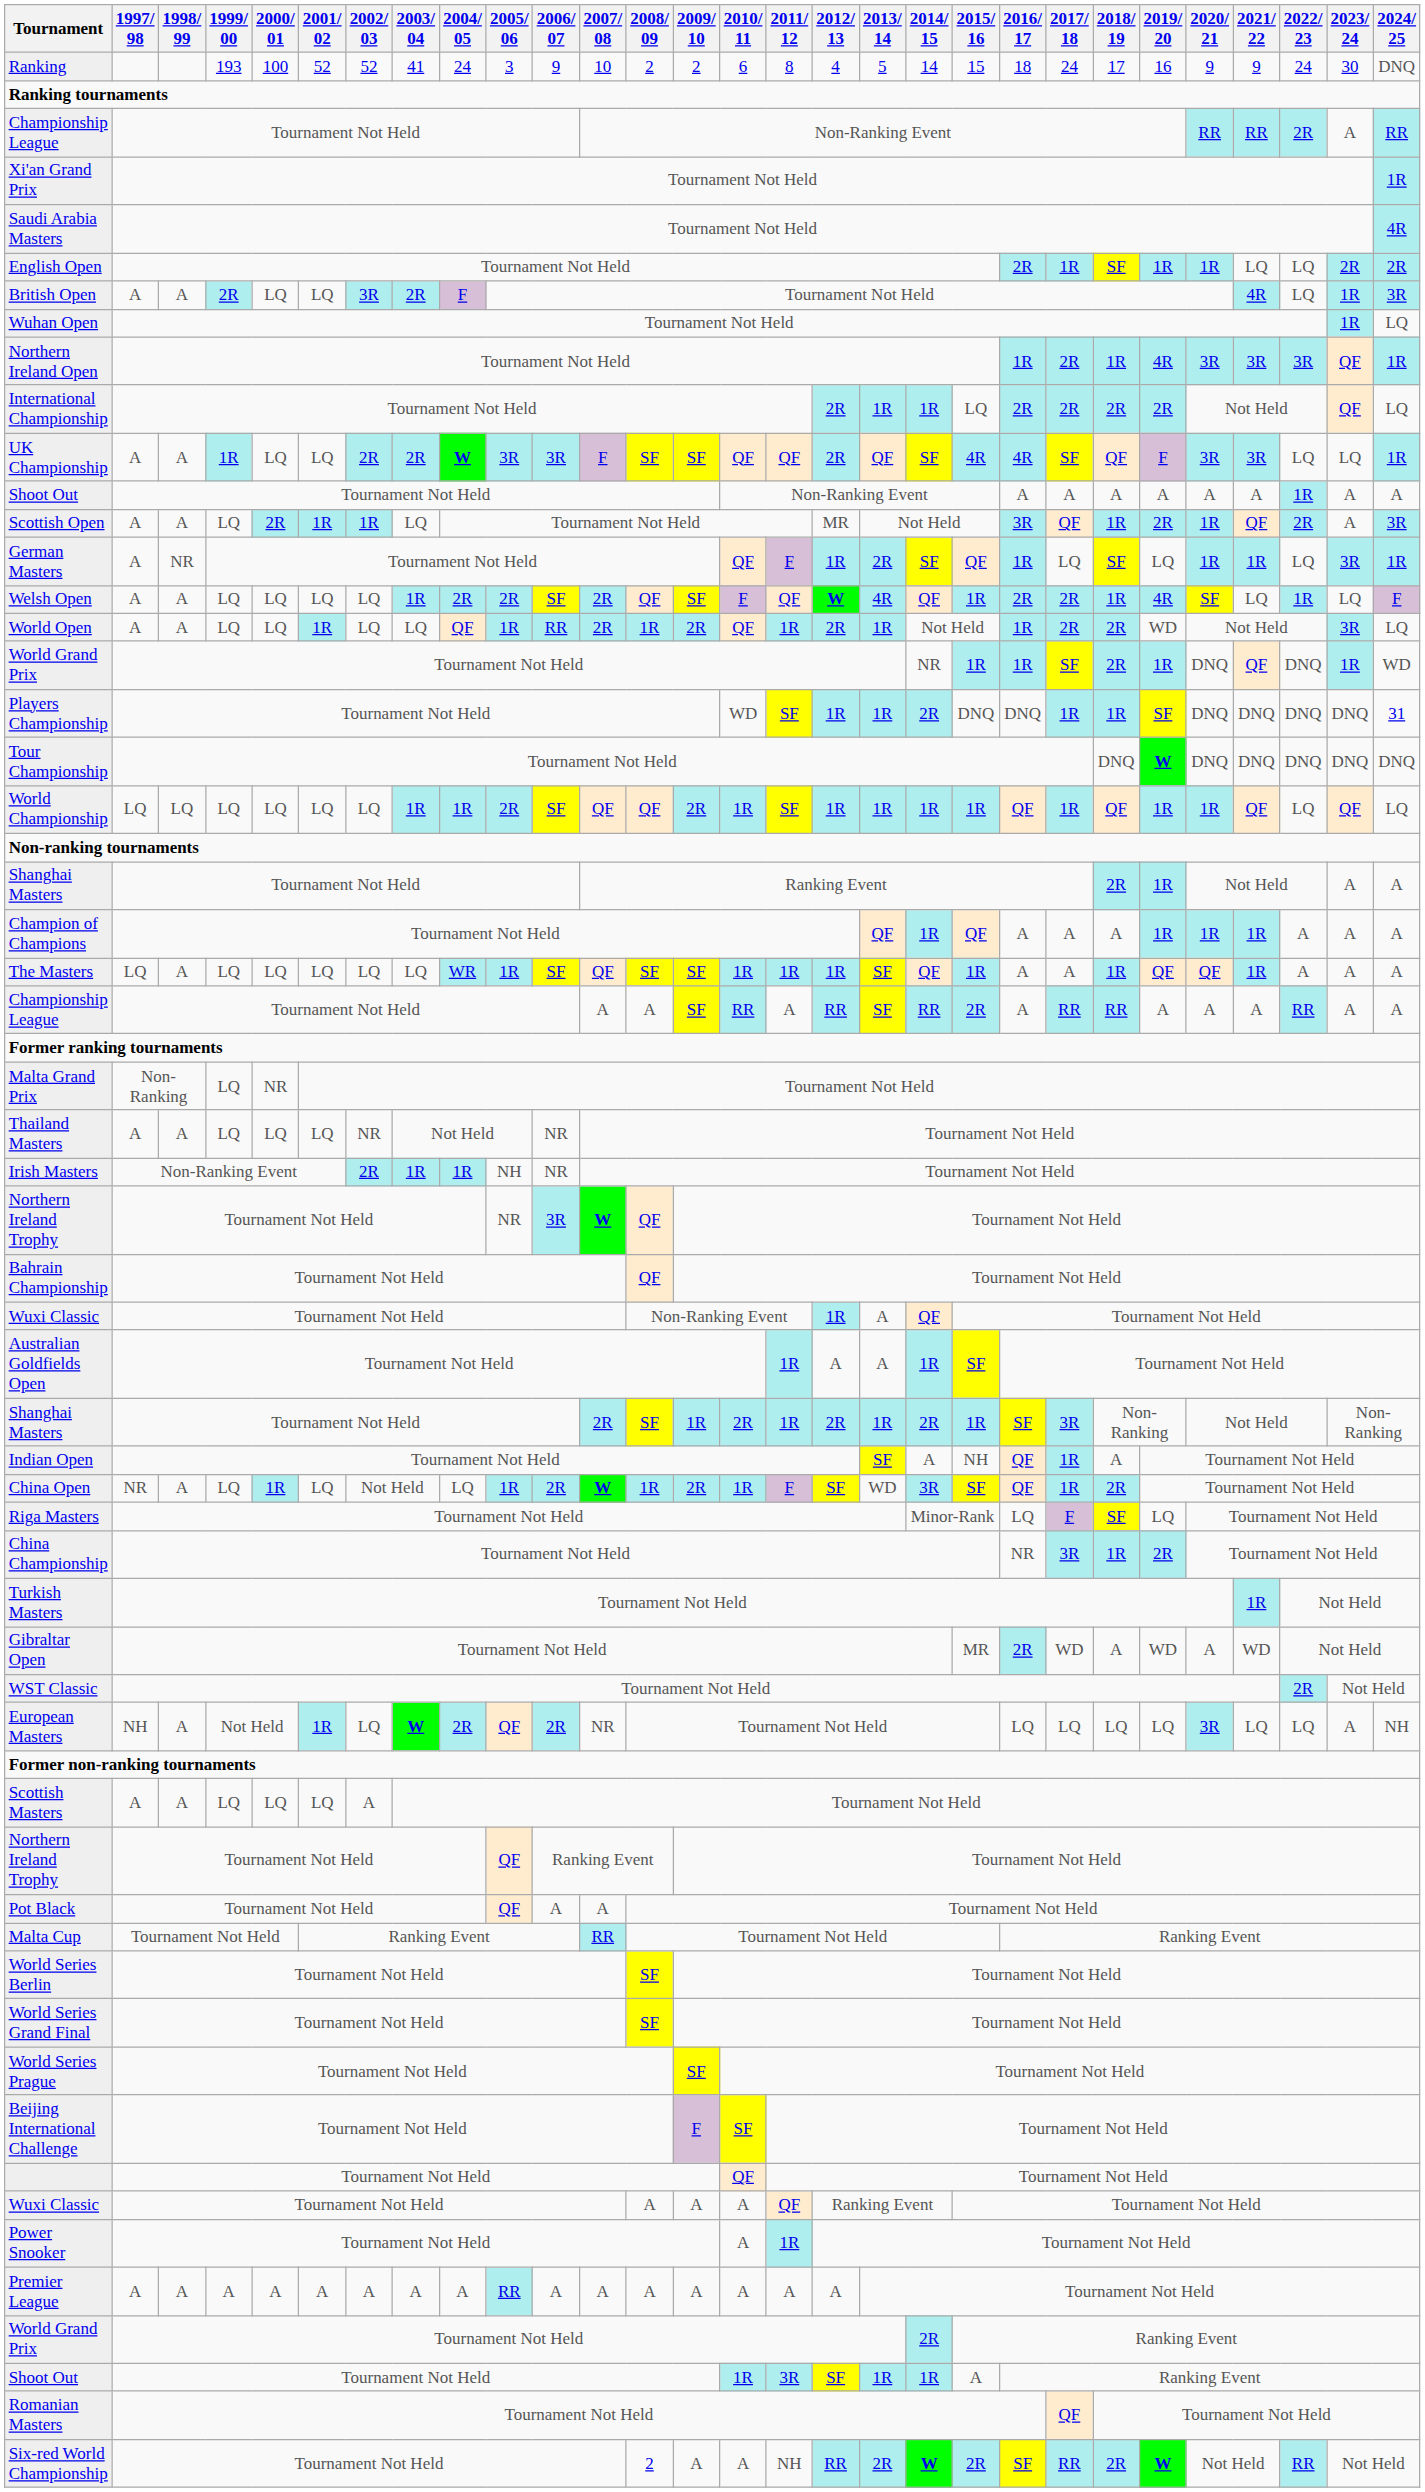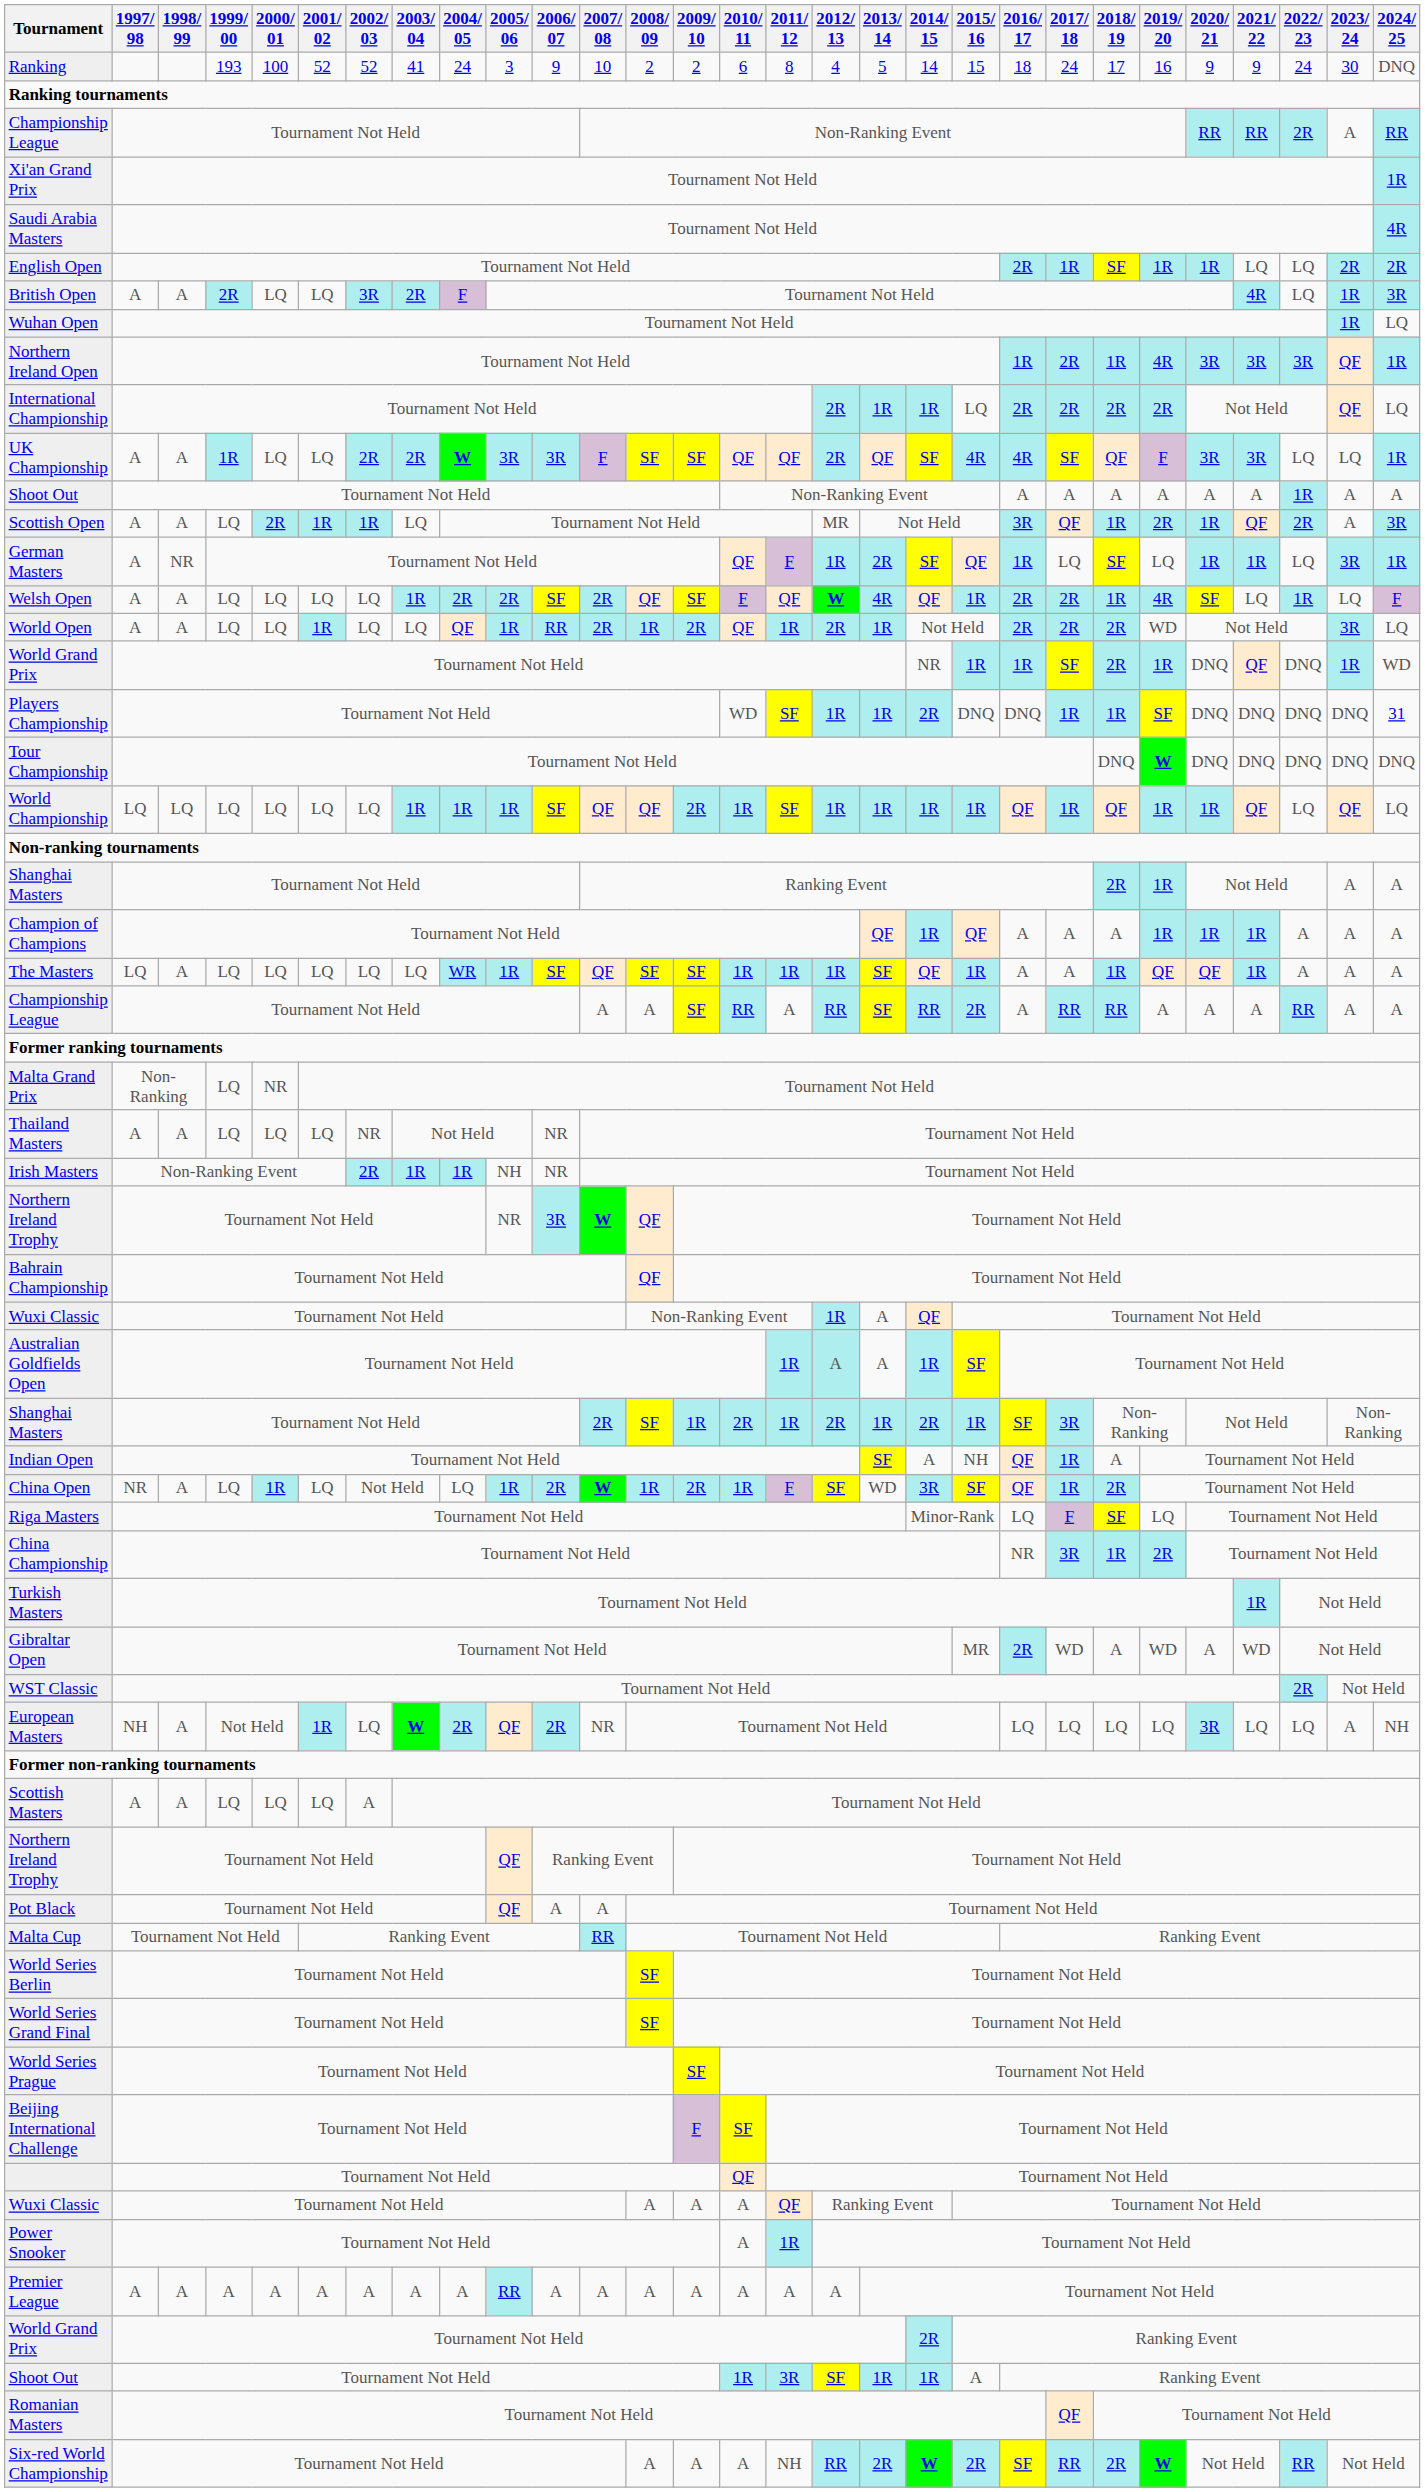(1023, 626) 1R -> (1023, 626) 2R
(509, 809) 2R -> (509, 809) 1R
(836, 1363) no background -> (836, 1363) paleturquoise background
(650, 2462) 2 -> (650, 2462) A
